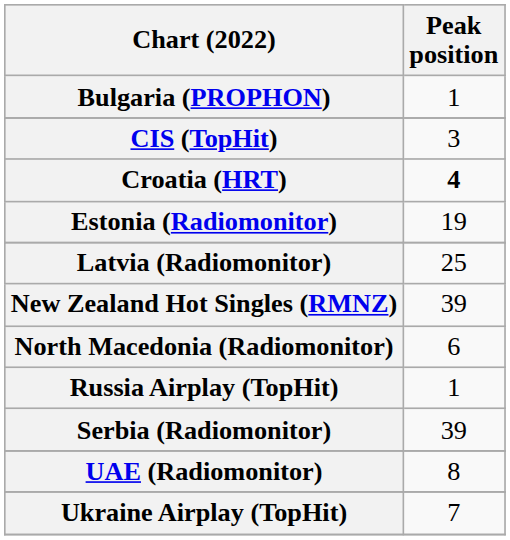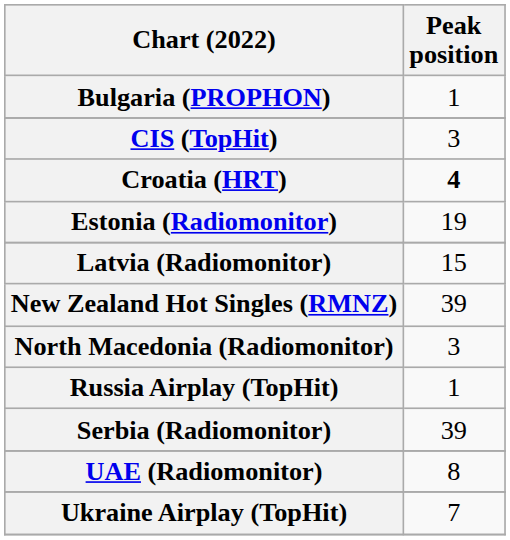(454, 262) 25 -> (454, 262) 15
(454, 346) 6 -> (454, 346) 3
